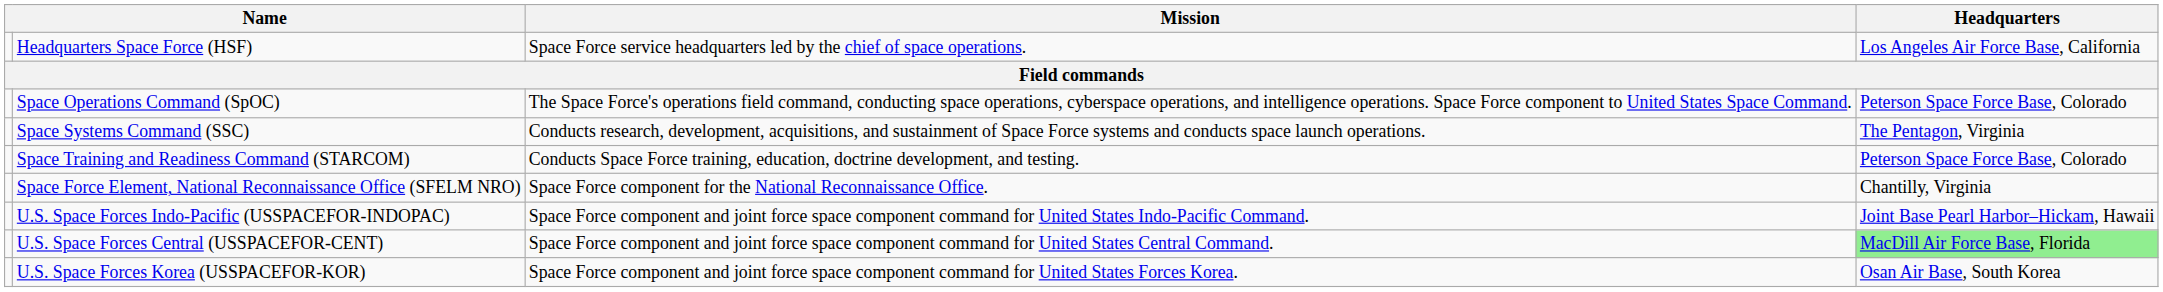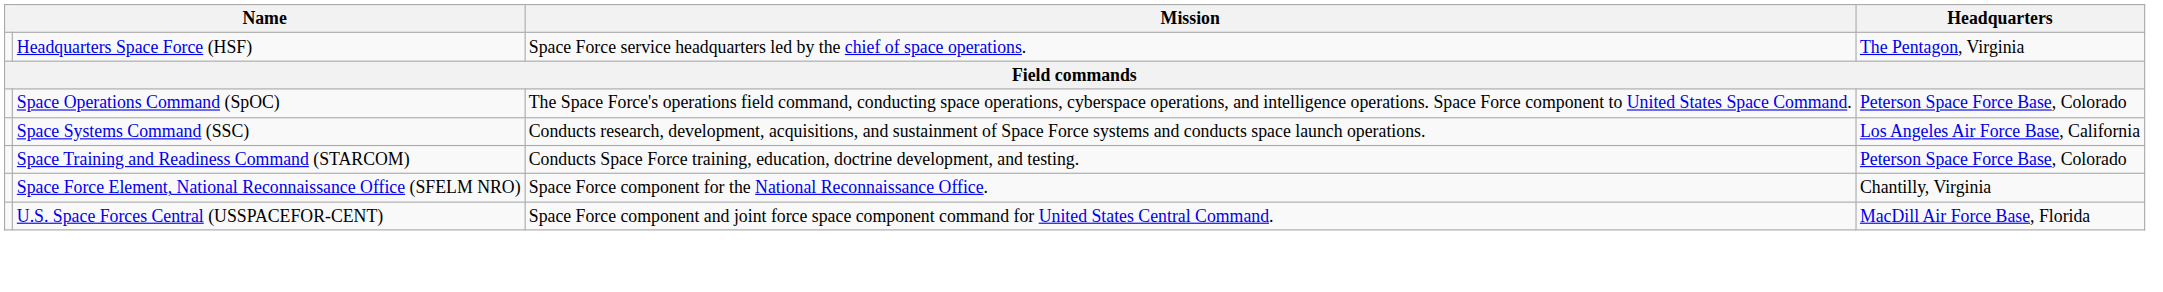(2000, 46) Los Angeles Air Force Base, California -> (1942, 46) The Pentagon, Virginia
(1942, 131) The Pentagon, Virginia -> (2000, 131) Los Angeles Air Force Base, California
- row: (233, 215)
(1975, 243) lightgreen background -> (1975, 215) no background
- row: (191, 272)
